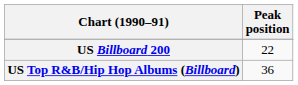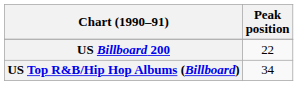(268, 70) 36 -> (268, 70) 34
